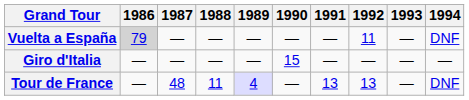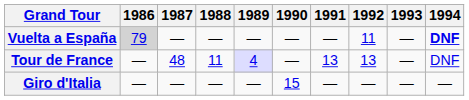(445, 38) normal -> (445, 38) bold
rows swapped: (62, 60) <-> (62, 83)
